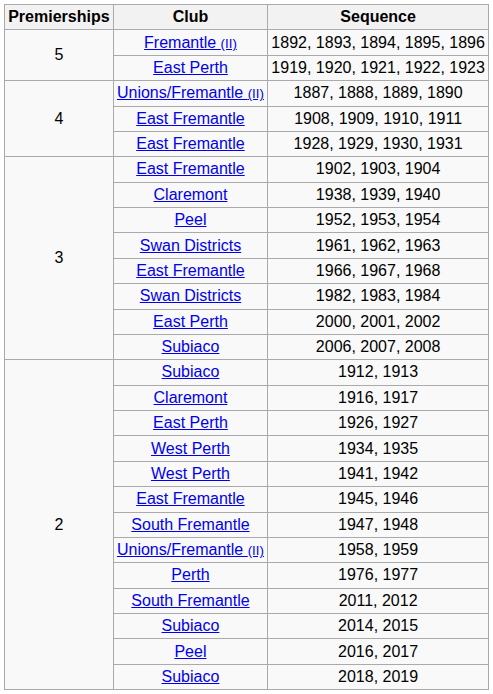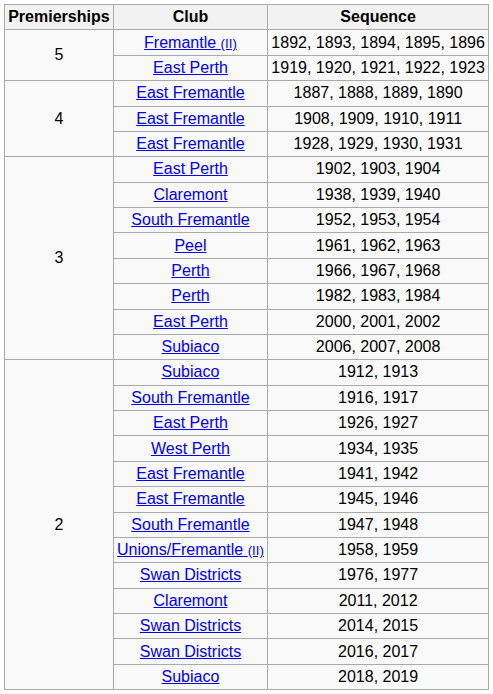(190, 93) Unions/Fremantle (II) -> (190, 93) East Fremantle
(190, 169) East Fremantle -> (190, 169) East Perth
(190, 220) Peel -> (190, 220) South Fremantle
(190, 245) Swan Districts -> (190, 245) Peel
(190, 270) East Fremantle -> (190, 270) Perth
(190, 296) Swan Districts -> (190, 296) Perth
(190, 397) Claremont -> (190, 397) South Fremantle
(190, 473) West Perth -> (190, 473) East Fremantle
(190, 575) Perth -> (190, 575) Swan Districts
(190, 600) South Fremantle -> (190, 600) Claremont
(190, 626) Subiaco -> (190, 626) Swan Districts
(190, 651) Peel -> (190, 651) Swan Districts
